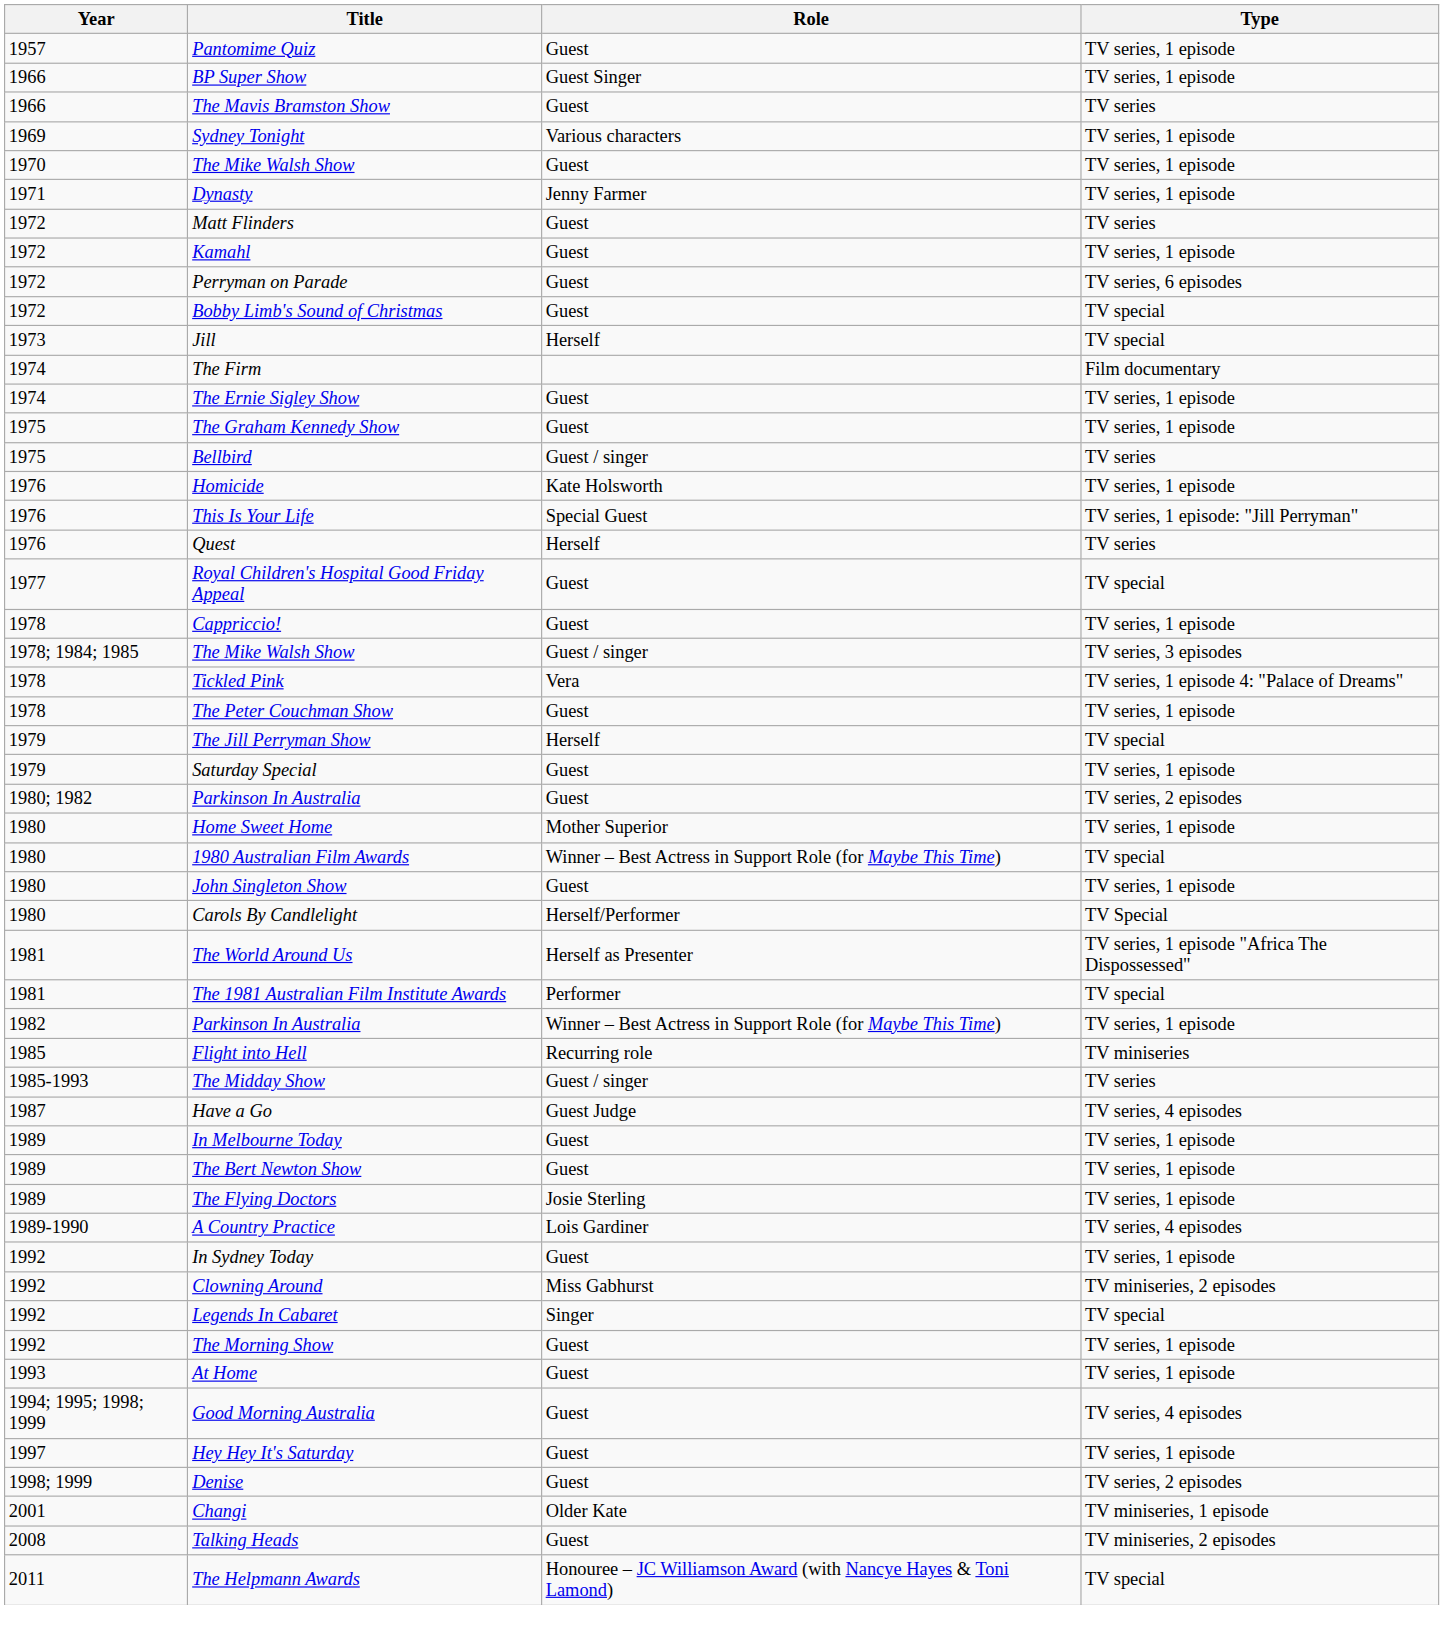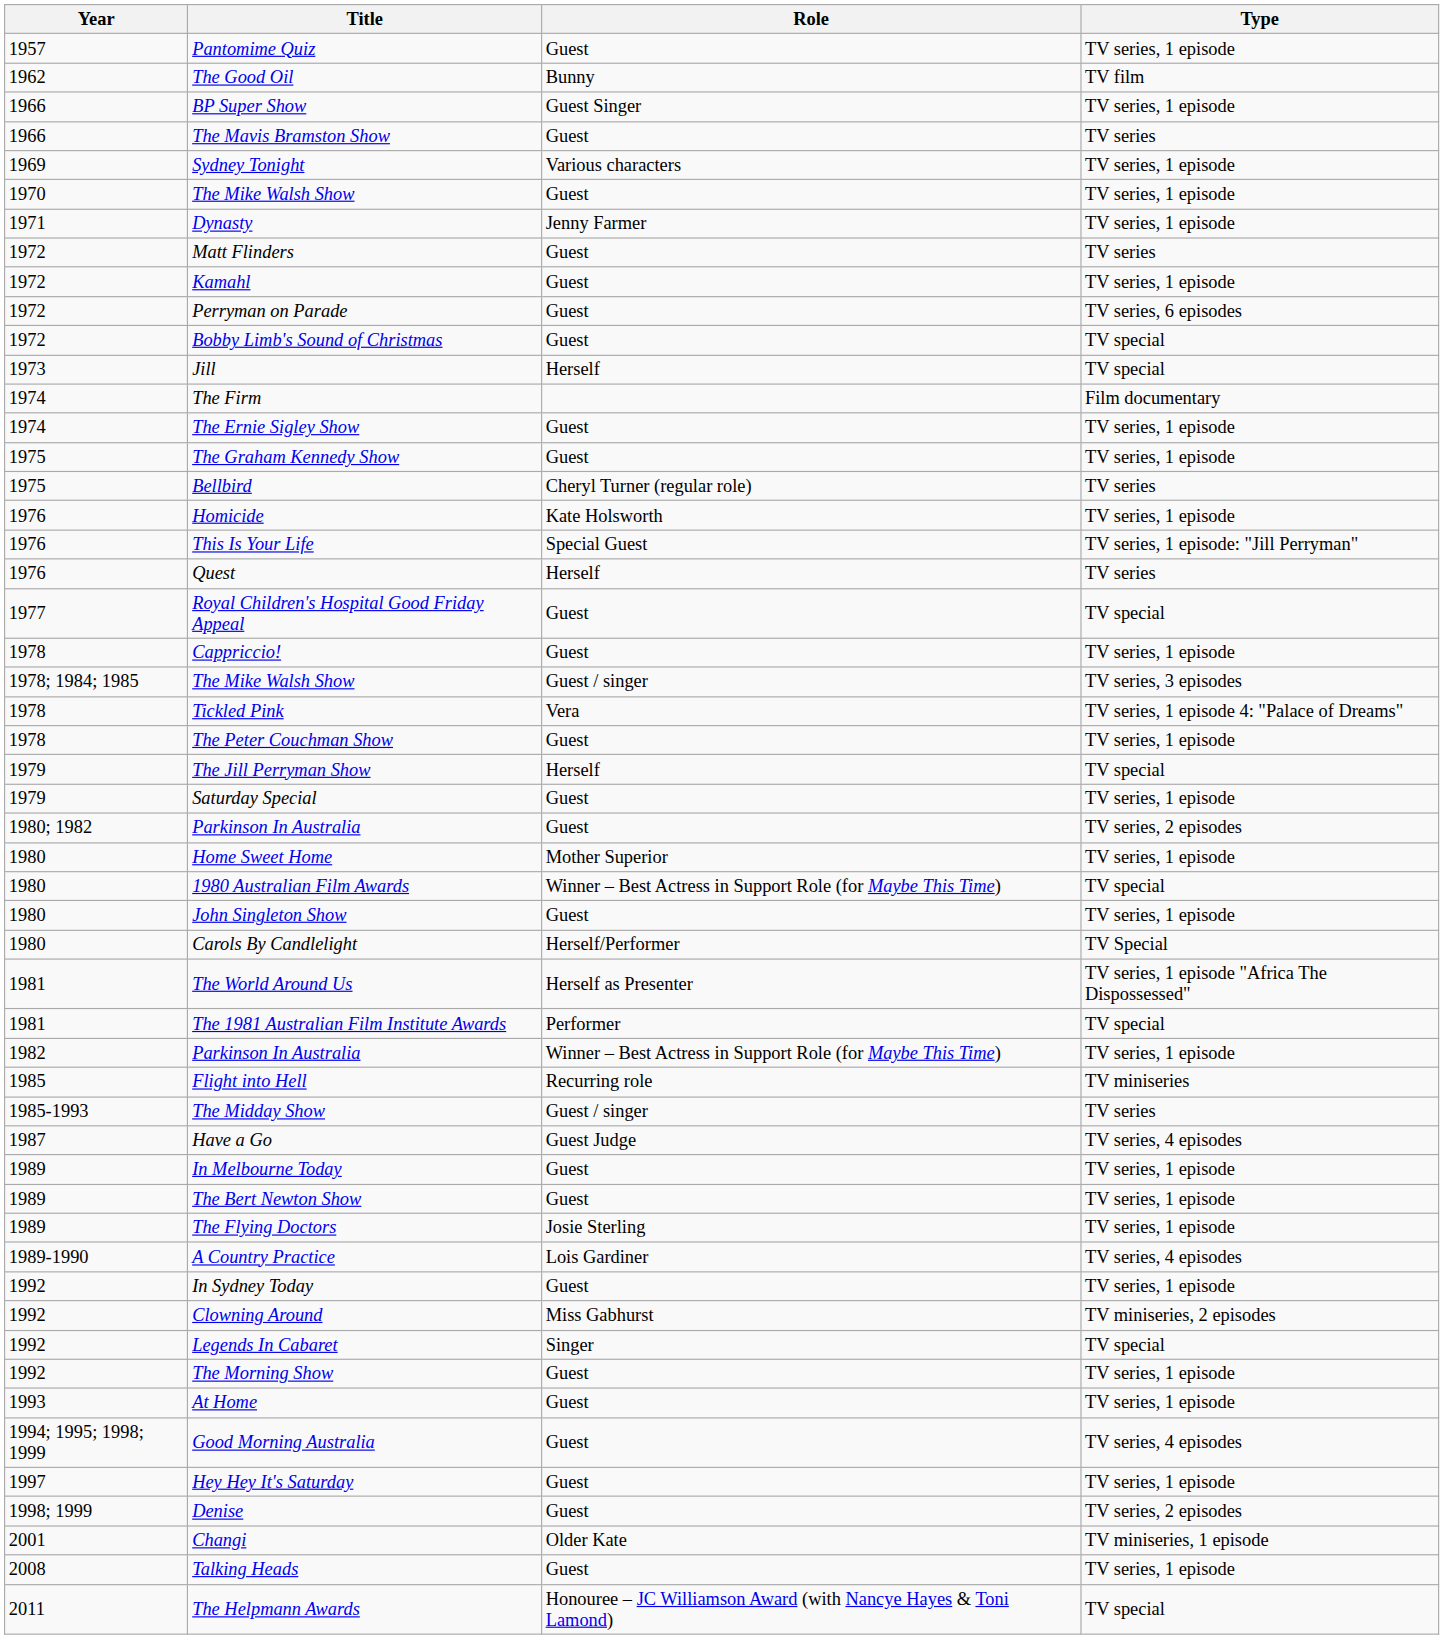+ row: (27, 77)
(597, 456) Guest / singer -> (649, 485) Cheryl Turner (regular role)
(1180, 1540) TV miniseries, 2 episodes -> (1160, 1569) TV series, 1 episode
